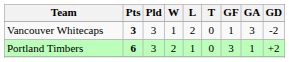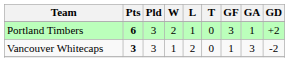rows swapped: (45, 48) <-> (55, 30)
